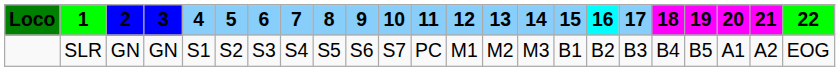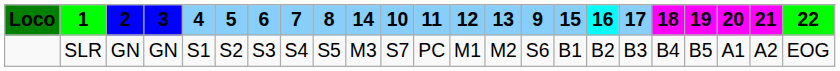columns swapped: (362, 19) <-> (536, 19)
